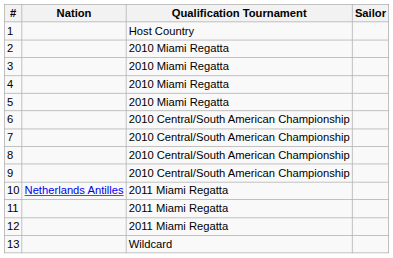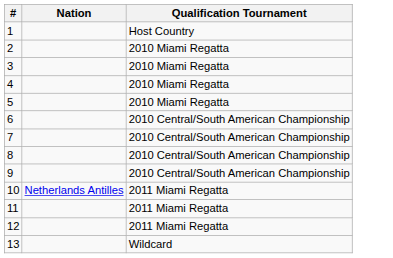- column: (370, 13)
